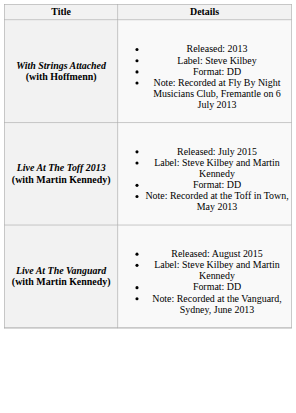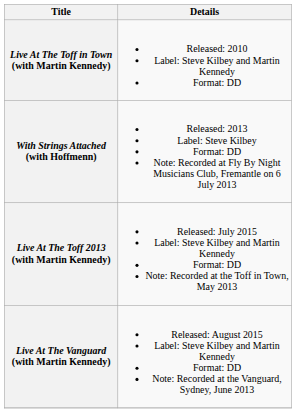+ row: (61, 60)
